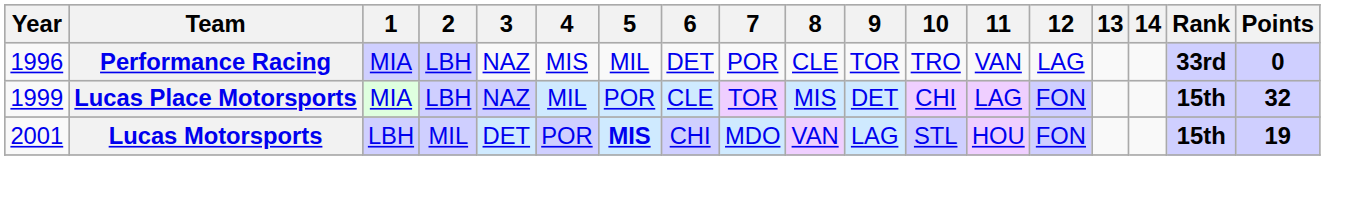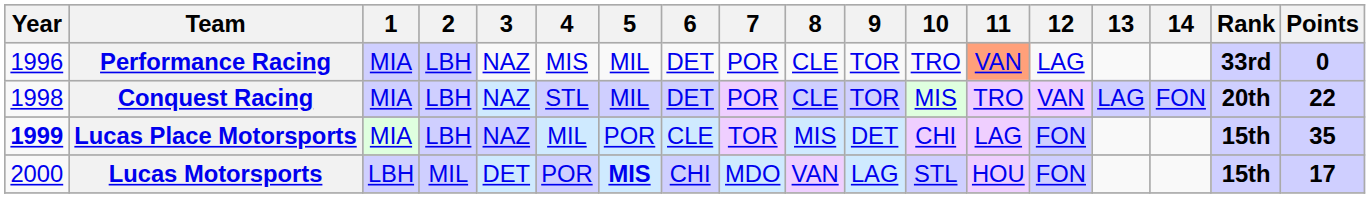(998, 62) no background -> (998, 62) lightsalmon background
+ row: (216, 99)
(37, 99) normal -> (37, 137) bold
(1278, 99) 32 -> (1323, 137) 35
(37, 137) 2001 -> (37, 174) 2000
(1278, 137) 19 -> (1323, 174) 17
